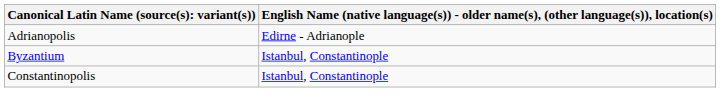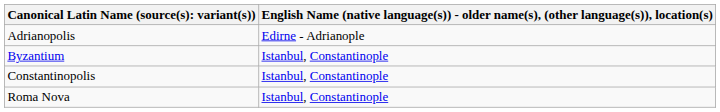+ row: (39, 96)
